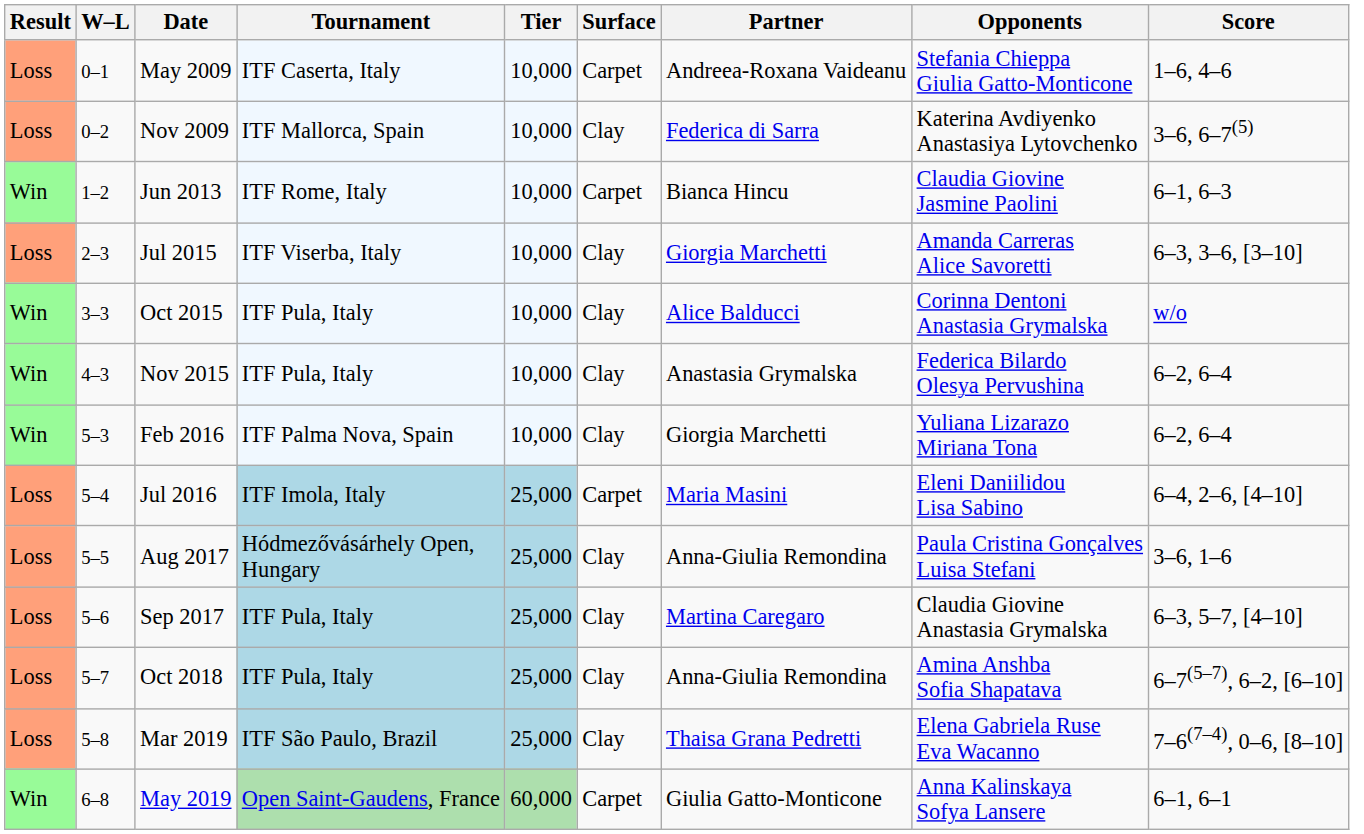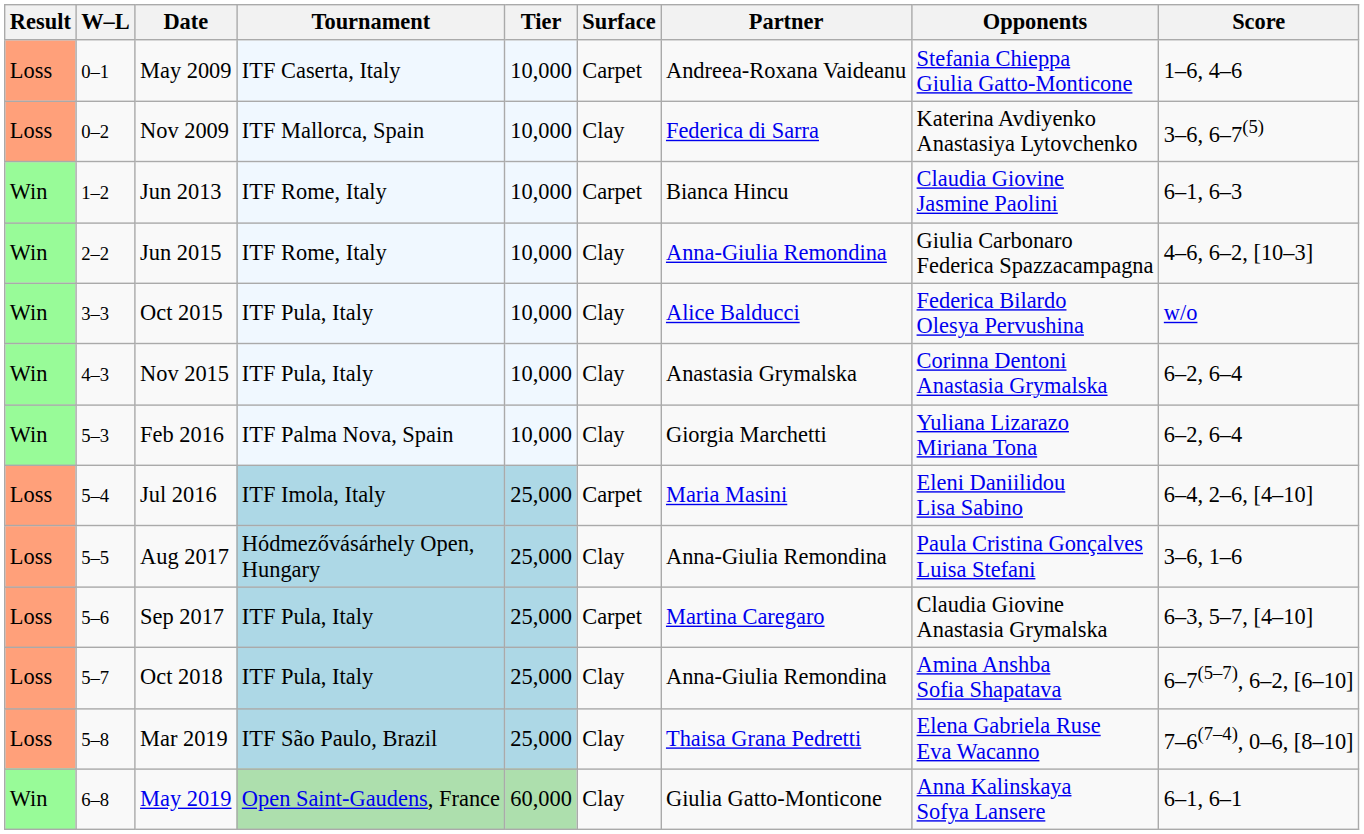+ row: (181, 252)
- row: (178, 252)
(1012, 313) Corinna Dentoni Anastasia Grymalska -> (1000, 313) Federica Bilardo Olesya Pervushina
(1000, 374) Federica Bilardo Olesya Pervushina -> (1012, 374) Corinna Dentoni Anastasia Grymalska
(603, 616) Clay -> (612, 616) Carpet
(612, 799) Carpet -> (603, 799) Clay
